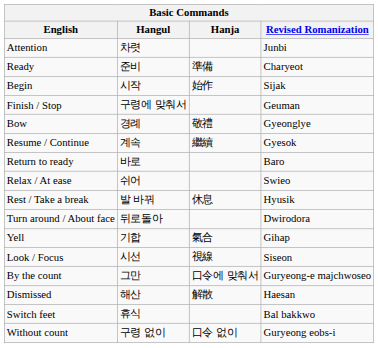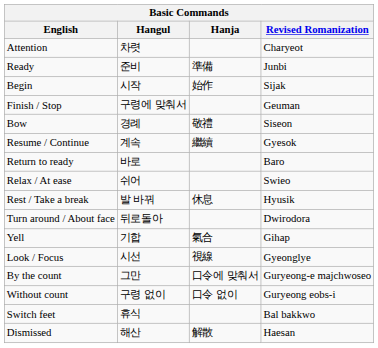(275, 48) Junbi -> (283, 48) Charyeot
(283, 67) Charyeot -> (275, 67) Junbi
(287, 124) Gyeonglye -> (278, 124) Siseon
(278, 257) Siseon -> (287, 257) Gyeonglye
rows swapped: (37, 333) <-> (29, 295)
